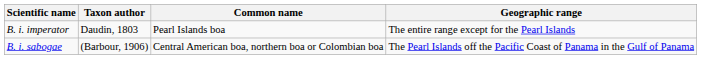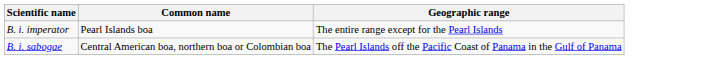- column: (114, 12)
